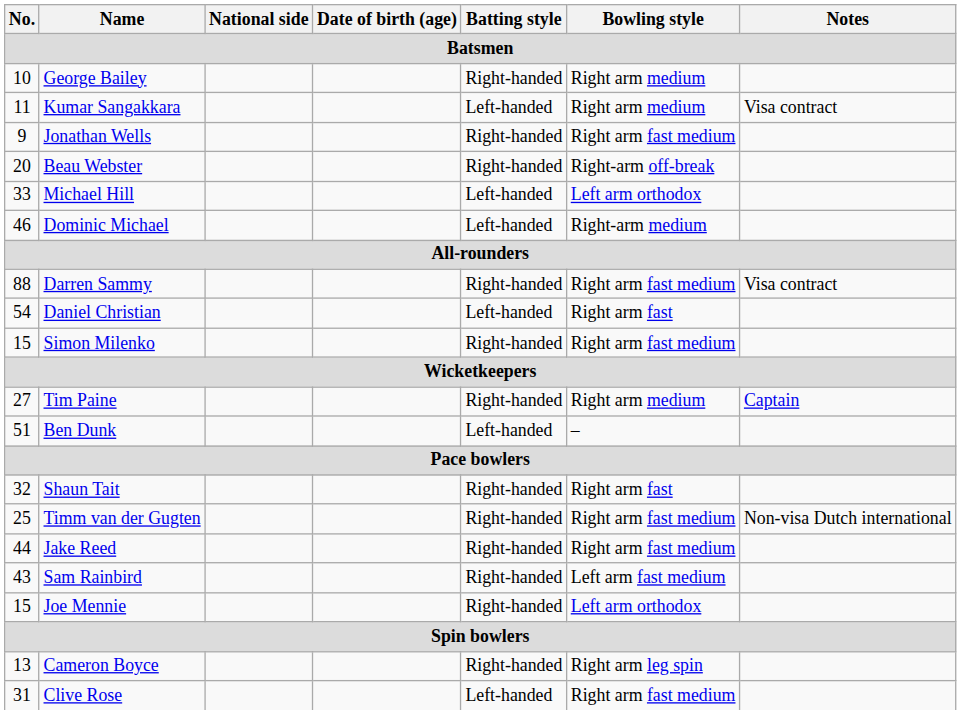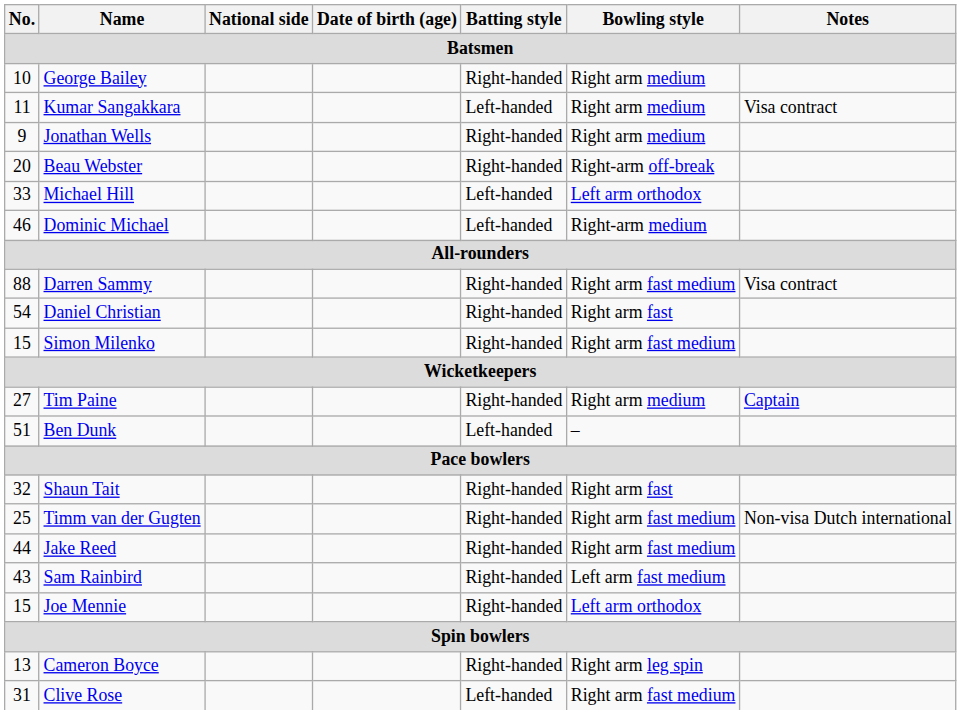(653, 136) Right arm fast medium -> (638, 136) Right arm medium
(509, 312) Left-handed -> (514, 312) Right-handed
